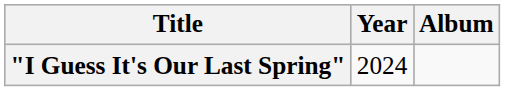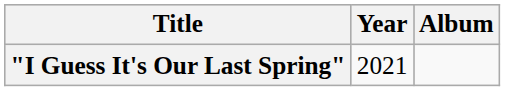(382, 64) 2024 -> (382, 64) 2021
